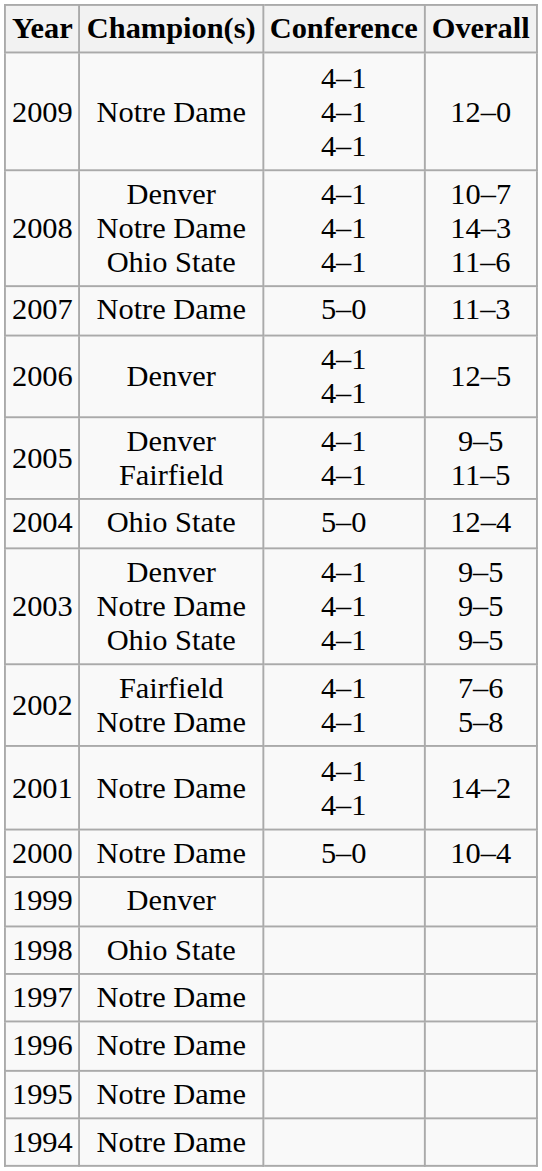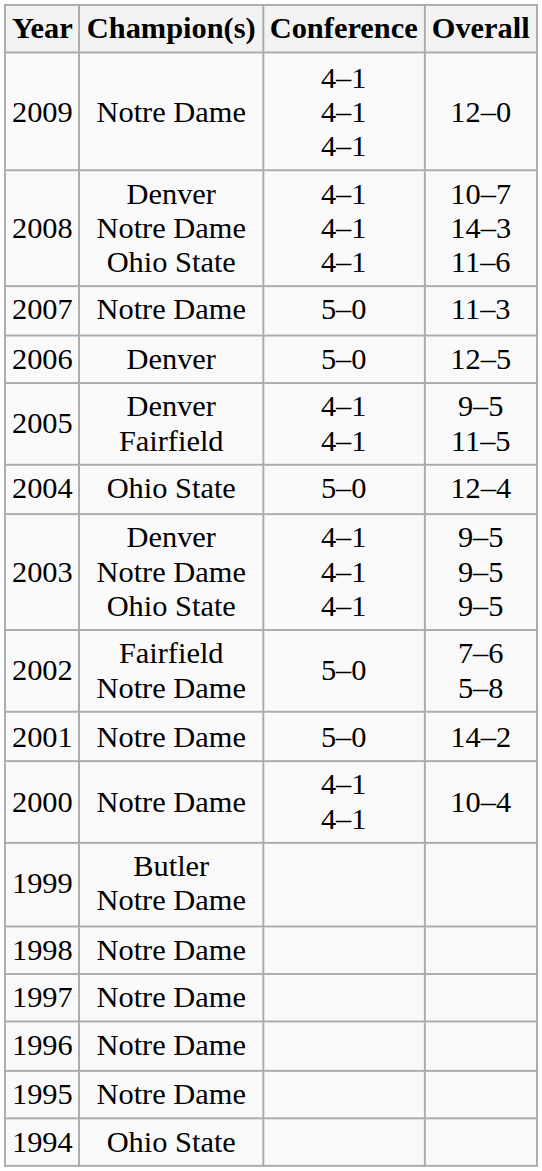(344, 375) 4–1 4–1 -> (344, 358) 5–0
(344, 705) 4–1 4–1 -> (344, 670) 5–0
(344, 787) 4–1 4–1 -> (344, 736) 5–0
(344, 852) 5–0 -> (344, 801) 4–1 4–1
(171, 900) Denver -> (171, 883) Butler Notre Dame
(171, 949) Ohio State -> (171, 949) Notre Dame
(171, 1142) Notre Dame -> (171, 1142) Ohio State
